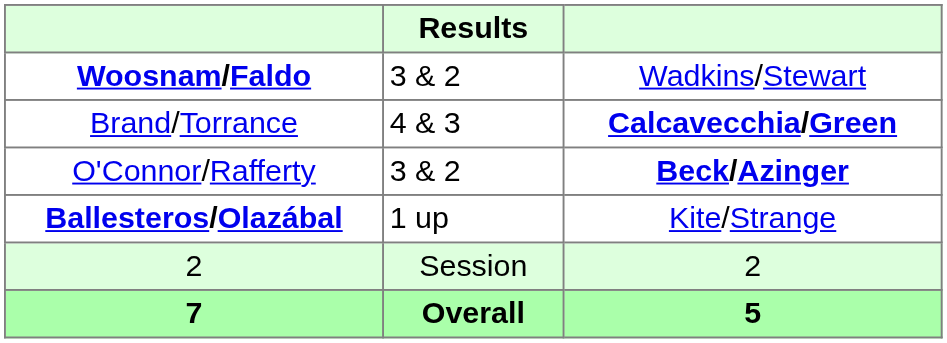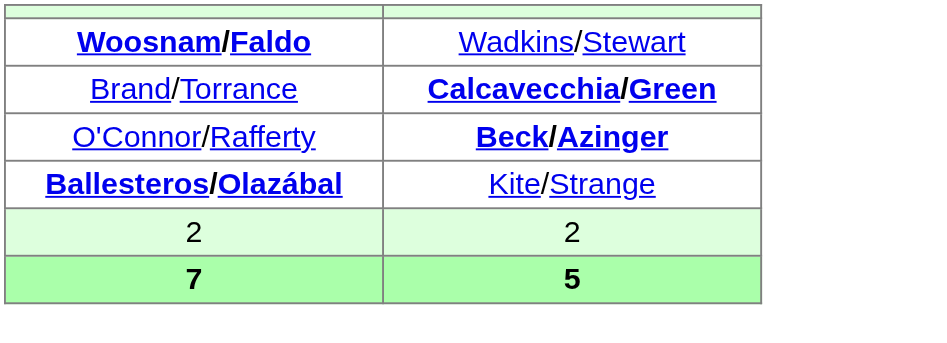- column: (473, 28)
